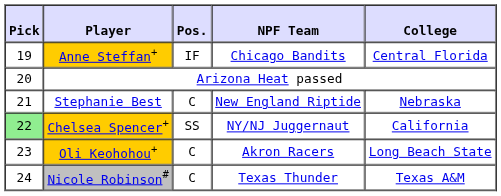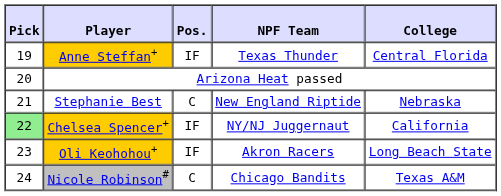(288, 55) Chicago Bandits -> (288, 55) Texas Thunder
(192, 126) SS -> (192, 126) IF
(192, 152) C -> (192, 152) IF
(288, 178) Texas Thunder -> (288, 178) Chicago Bandits
